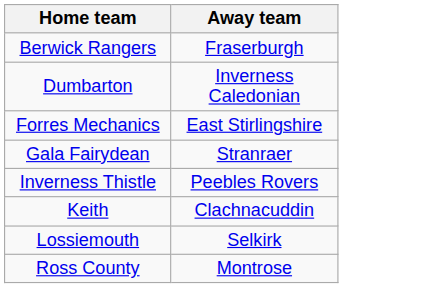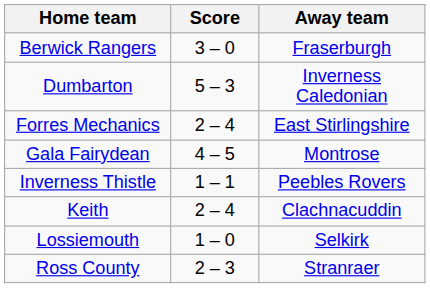+ column: (215, 18)
(254, 153) Stranraer -> (342, 153) Montrose
(254, 268) Montrose -> (342, 268) Stranraer
